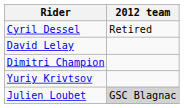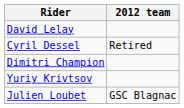rows swapped: (40, 46) <-> (43, 29)
(143, 95) lightgrey background -> (143, 95) no background
